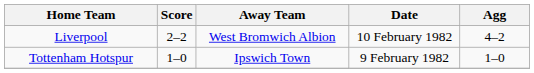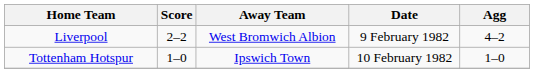(404, 36) 10 February 1982 -> (404, 36) 9 February 1982
(404, 57) 9 February 1982 -> (404, 57) 10 February 1982
